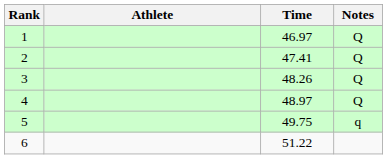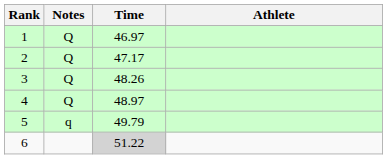columns swapped: (152, 15) <-> (358, 15)
(297, 57) 47.41 -> (129, 57) 47.17
(297, 121) 49.75 -> (129, 121) 49.79
(297, 143) no background -> (129, 143) lightgrey background
